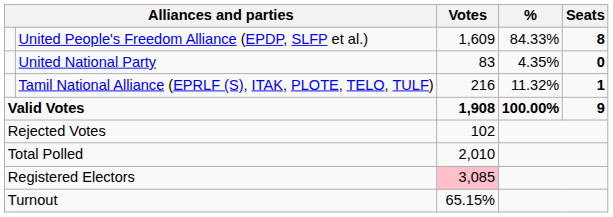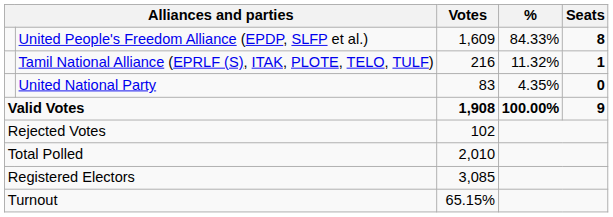rows swapped: (226, 85) <-> (87, 62)
(477, 177) pink background -> (477, 177) no background
